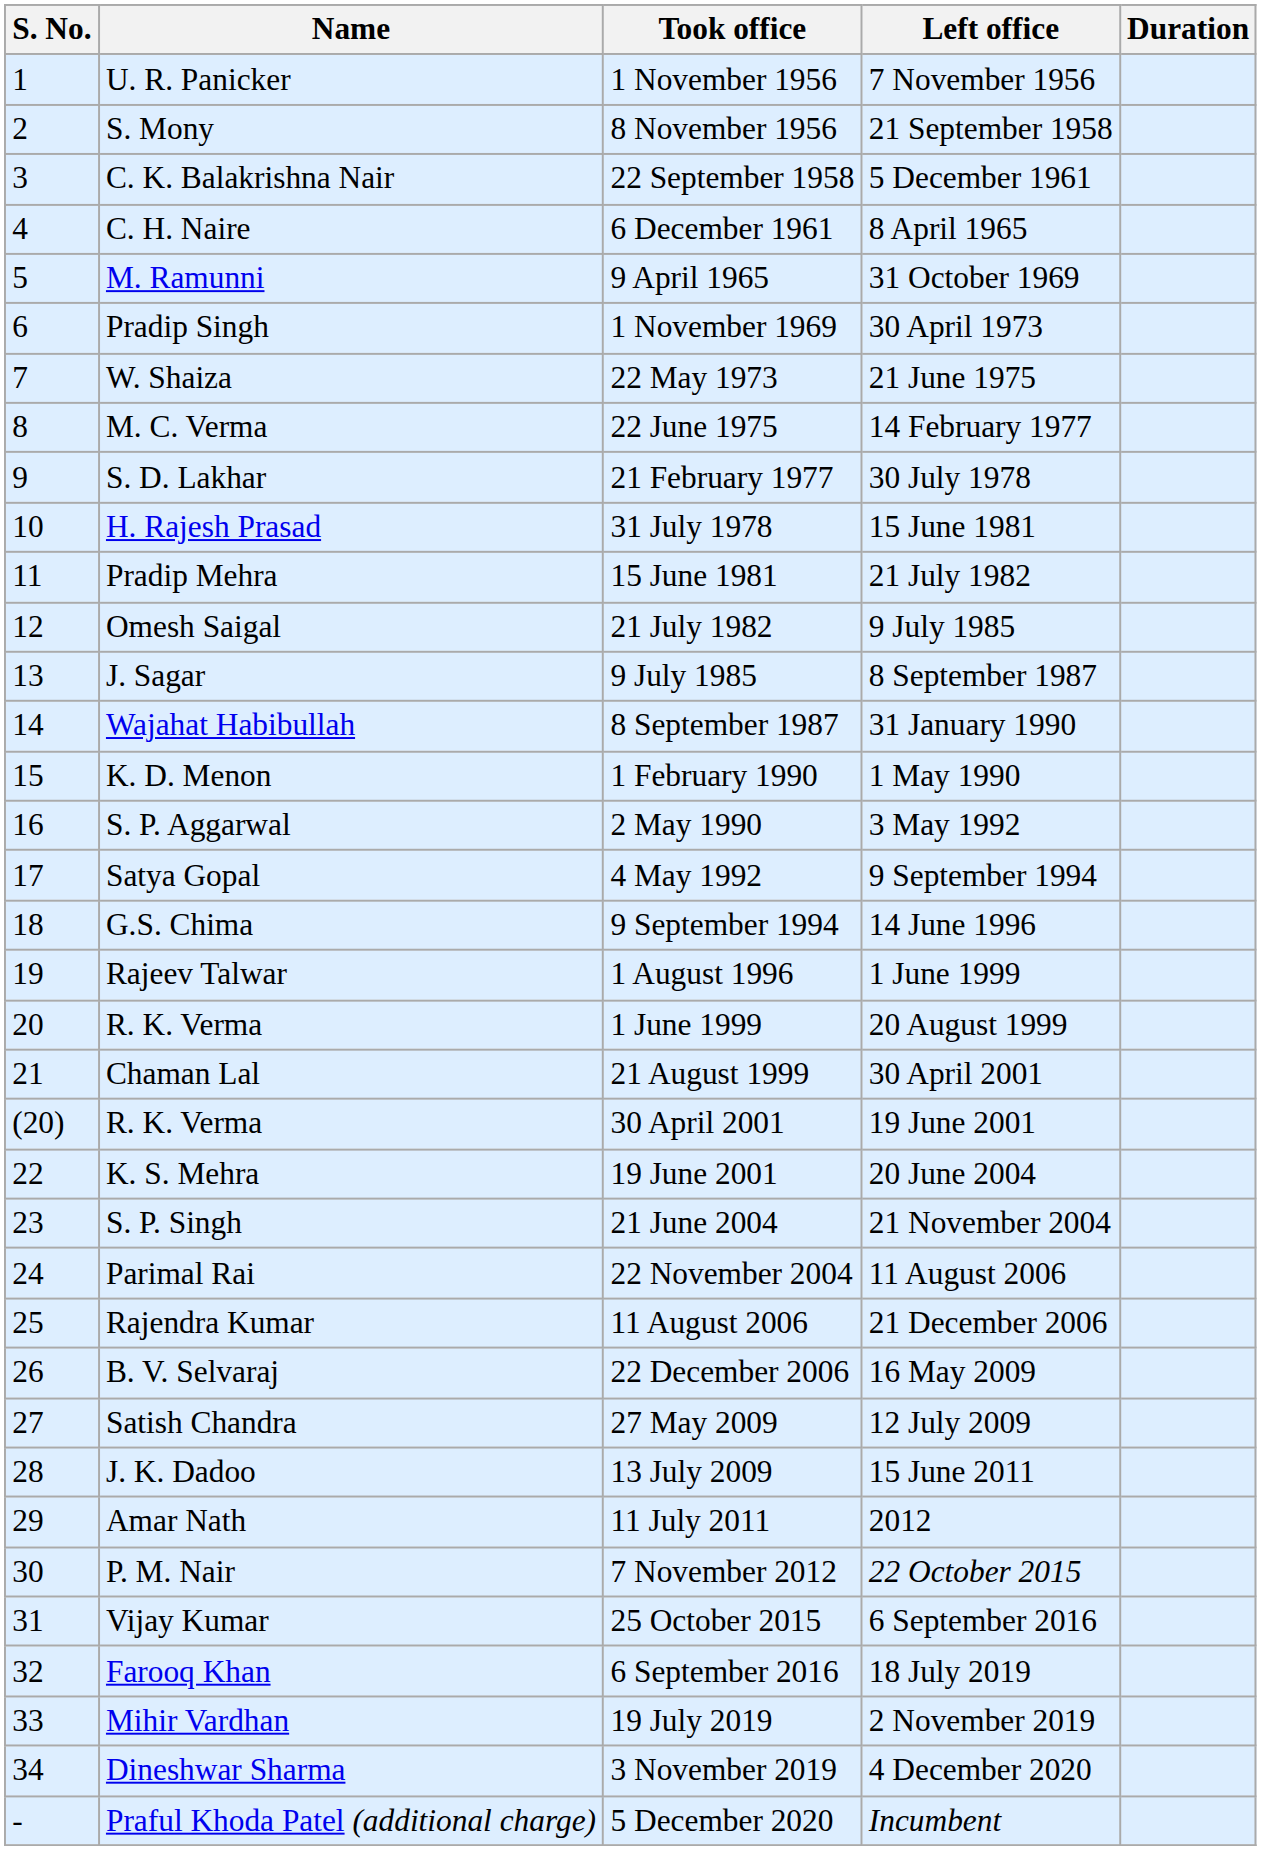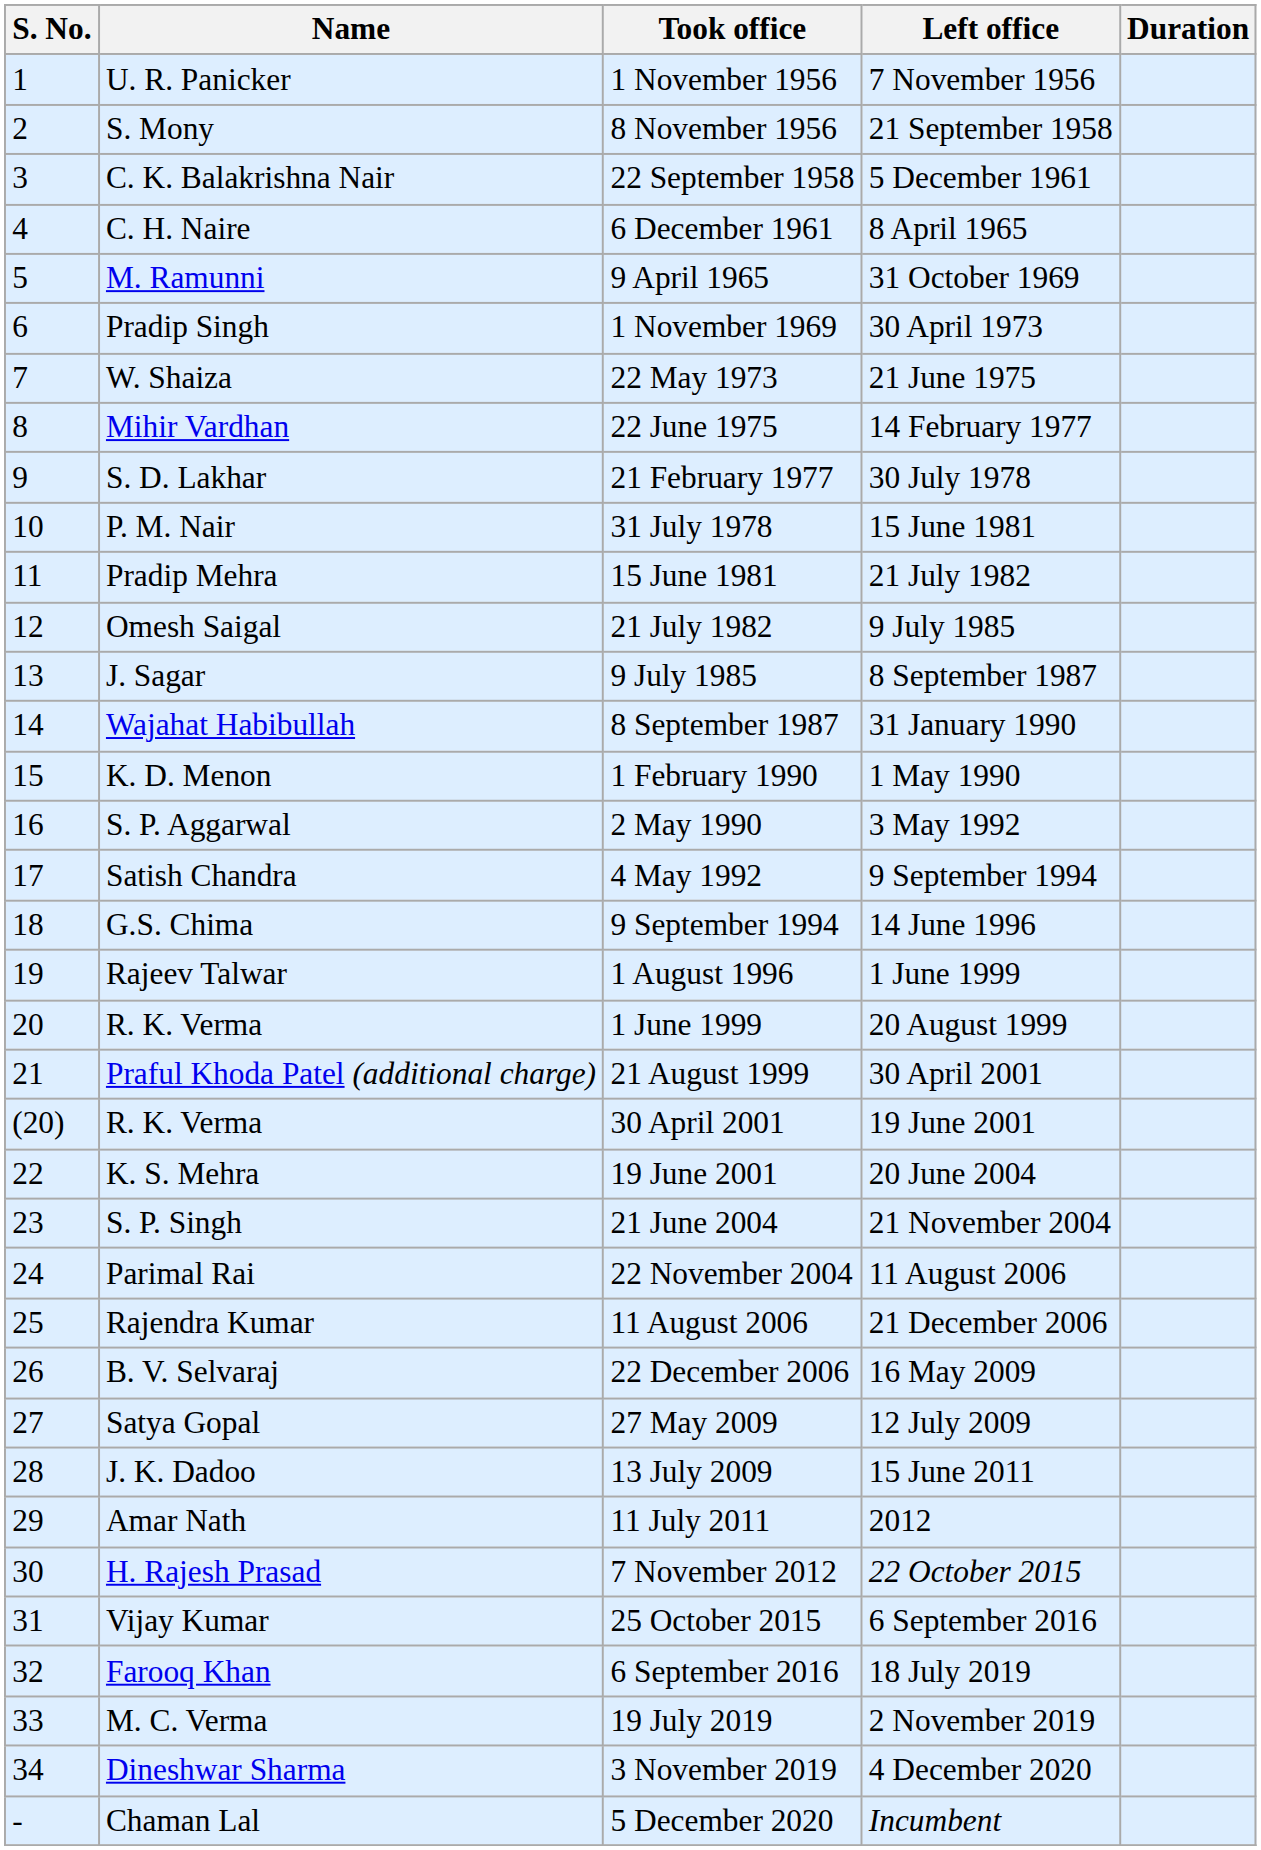(187, 427) M. C. Verma -> (198, 427) Mihir Vardhan
(214, 526) H. Rajesh Prasad -> (170, 526) P. M. Nair
(183, 874) Satya Gopal -> (201, 874) Satish Chandra
(183, 1073) Chaman Lal -> (351, 1073) Praful Khoda Patel (additional charge)
(201, 1421) Satish Chandra -> (183, 1421) Satya Gopal
(170, 1571) P. M. Nair -> (214, 1571) H. Rajesh Prasad
(198, 1720) Mihir Vardhan -> (187, 1720) M. C. Verma
(351, 1819) Praful Khoda Patel (additional charge) -> (183, 1819) Chaman Lal
